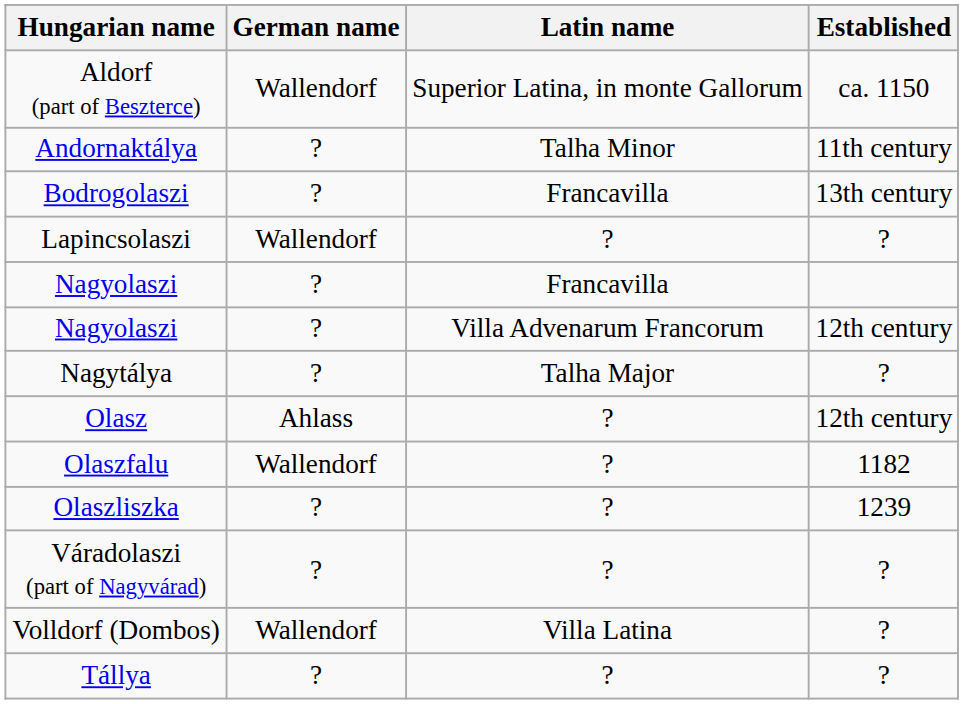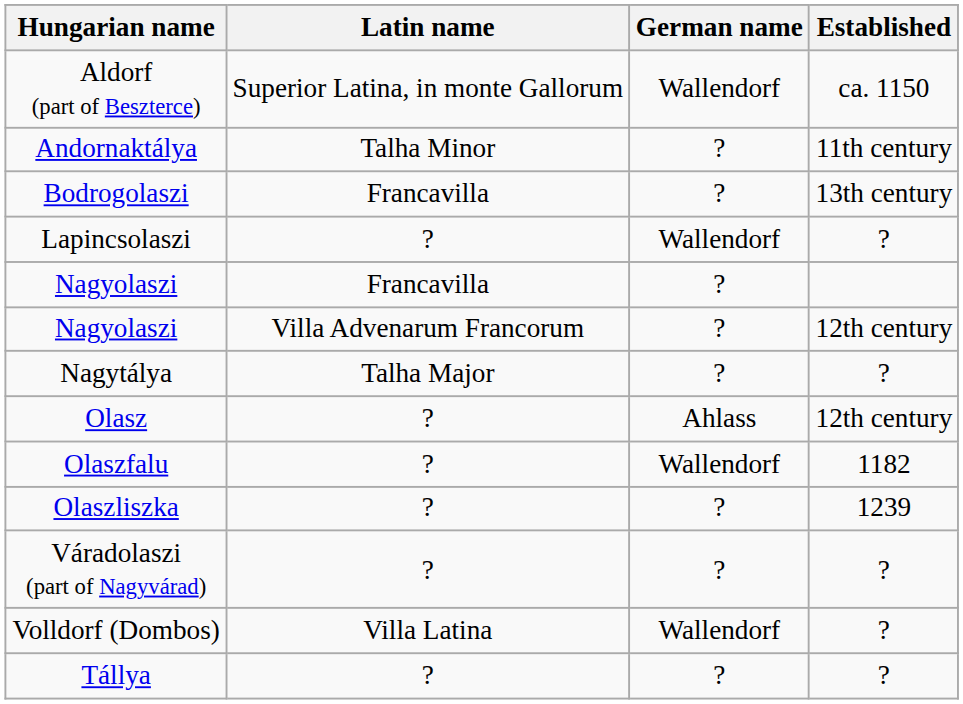columns swapped: (608, 26) <-> (316, 26)
